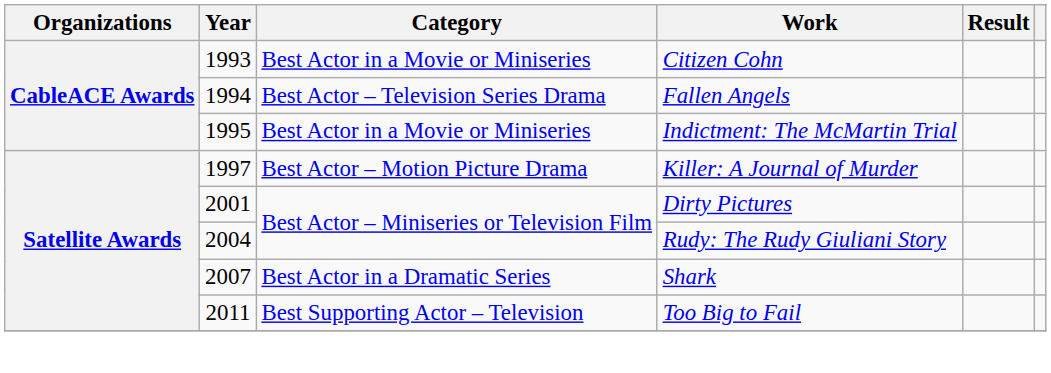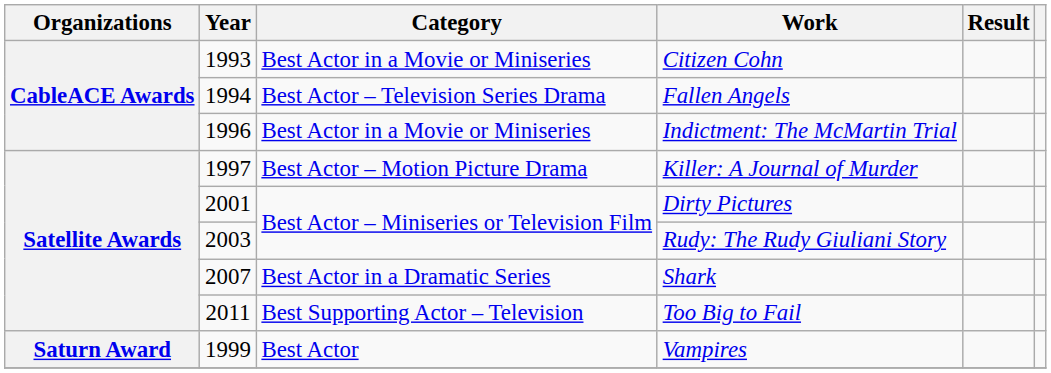(228, 131) 1995 -> (228, 131) 1996
(228, 240) 2004 -> (228, 240) 2003
+ row: (705, 349)
